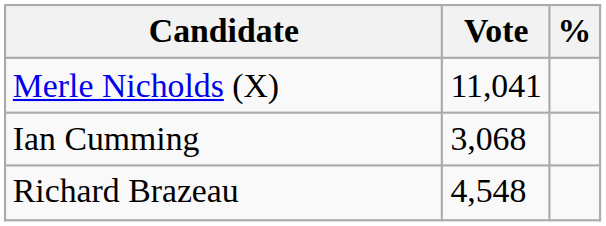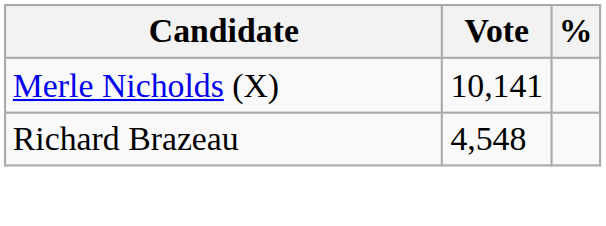(496, 84) 11,041 -> (497, 84) 10,141
- row: (106, 138)
